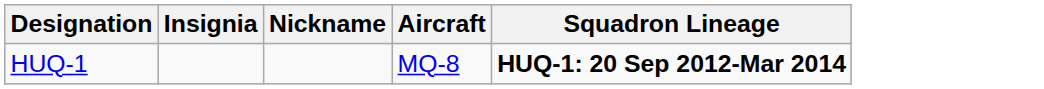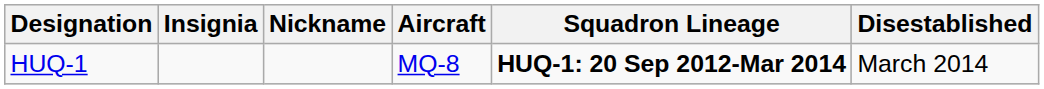+ column: (945, 24)
